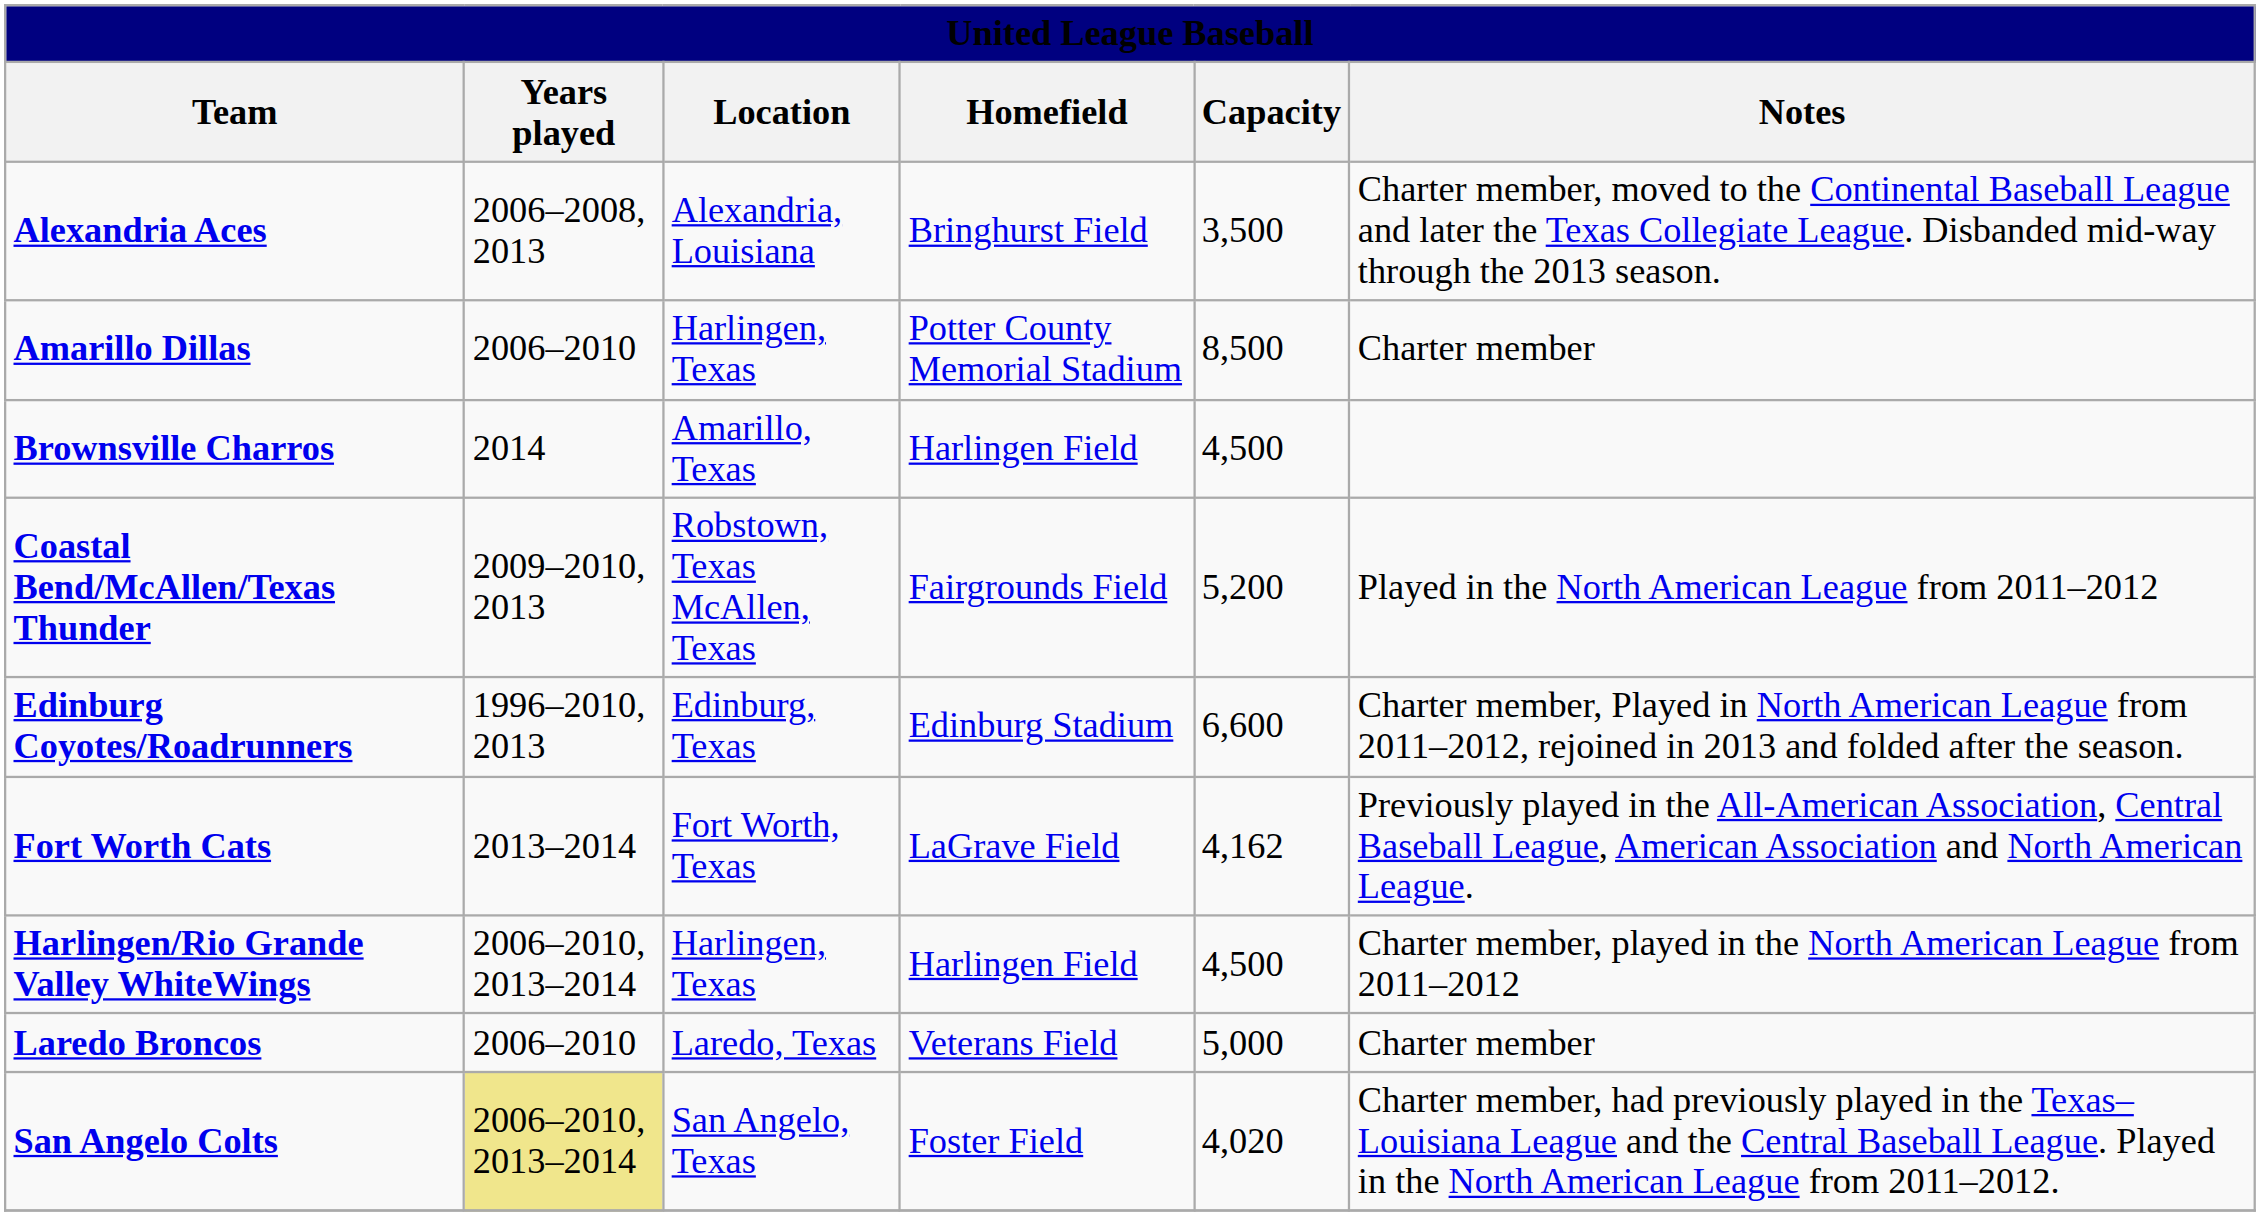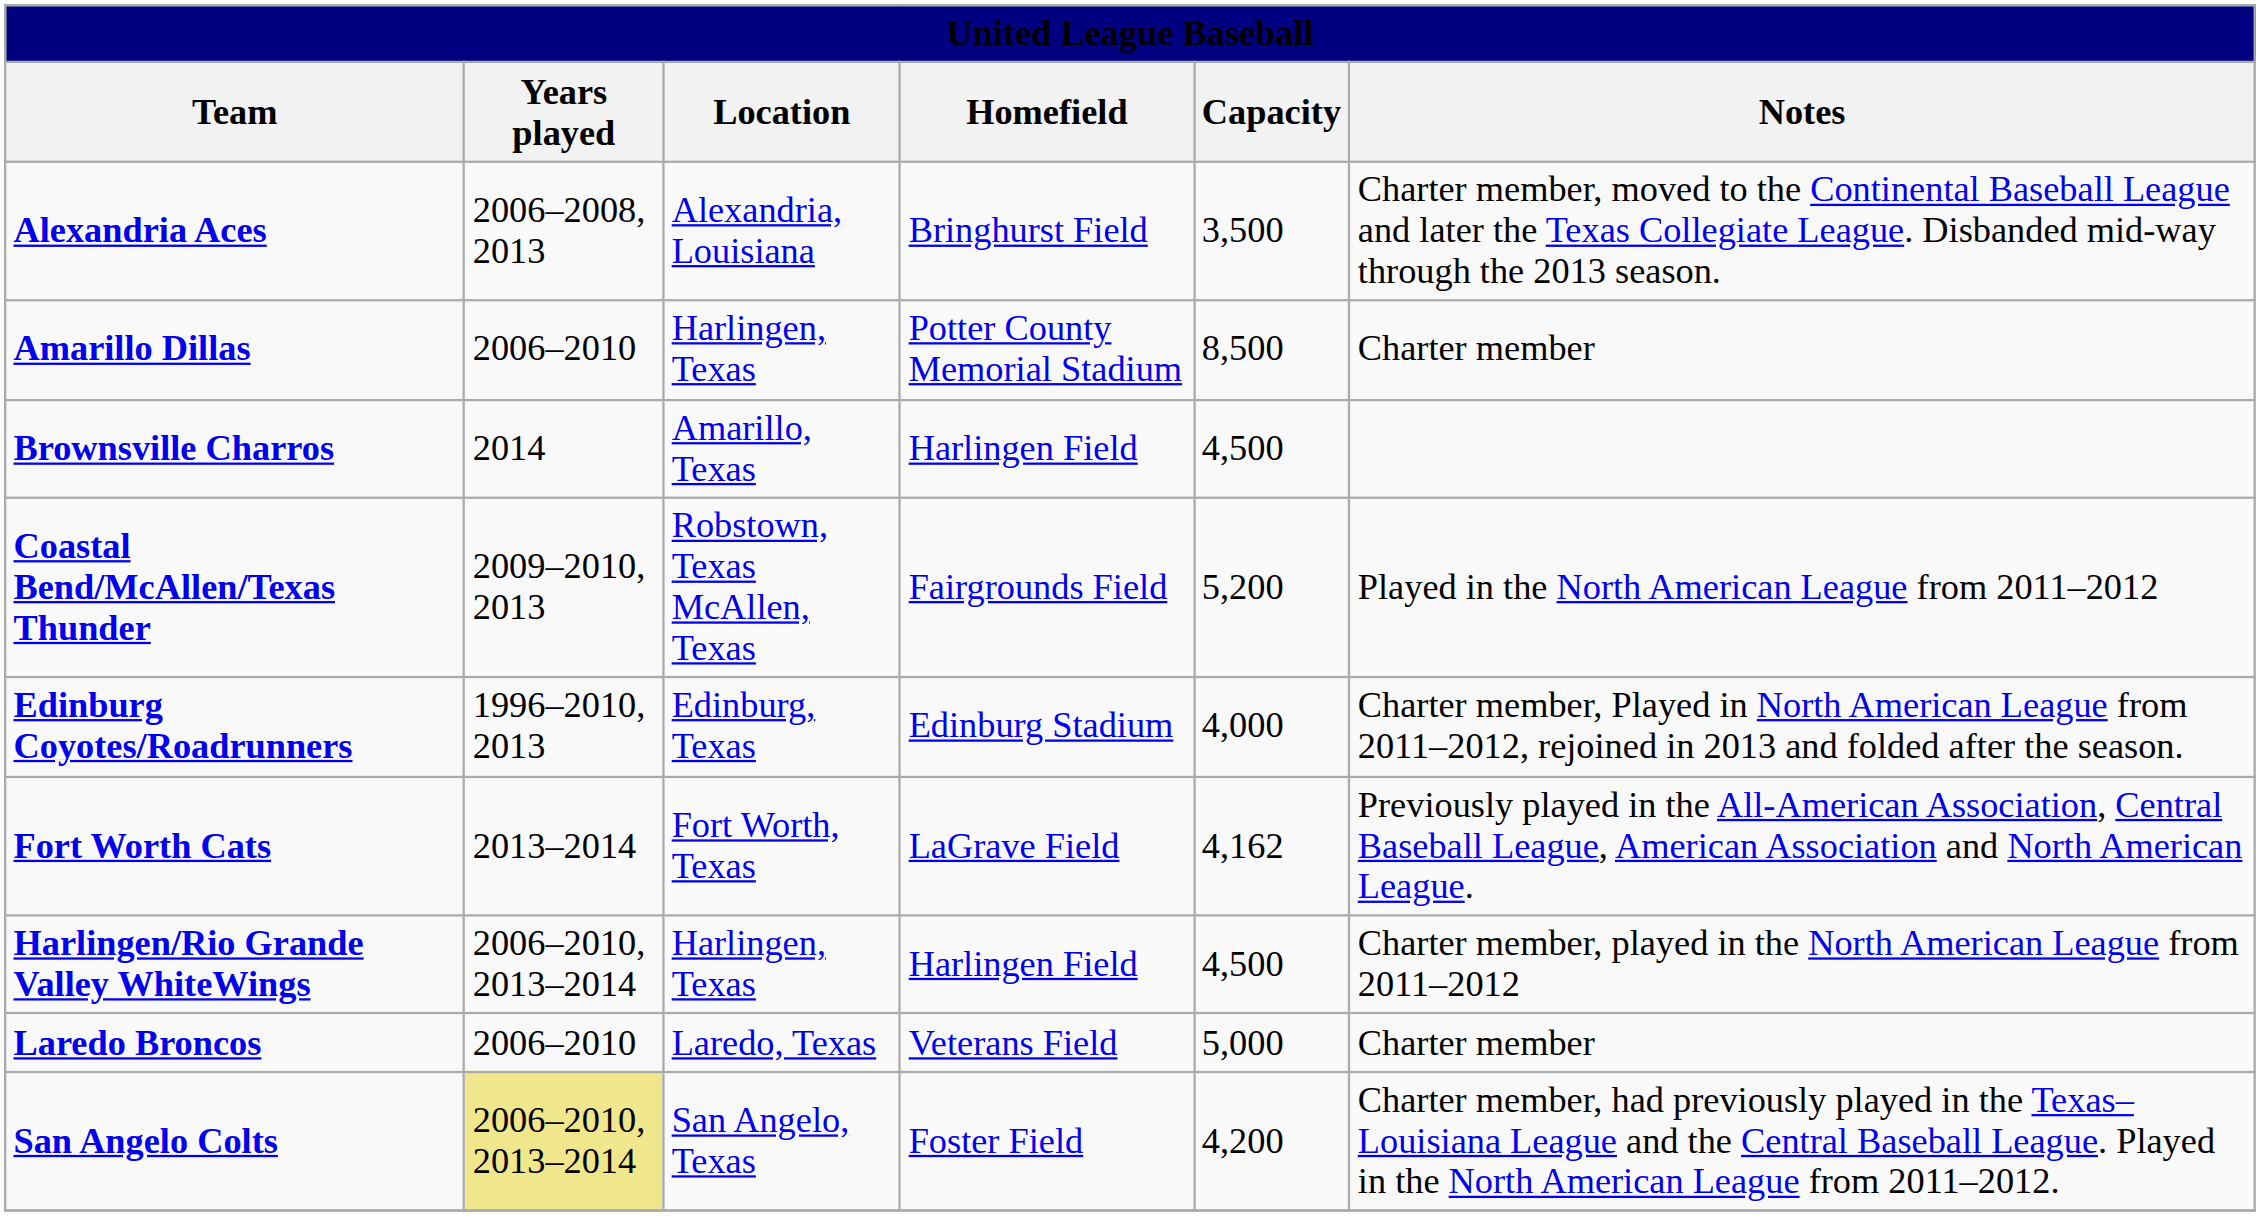(1243, 726) 6,600 -> (1243, 726) 4,000
(1243, 1140) 4,020 -> (1243, 1140) 4,200
